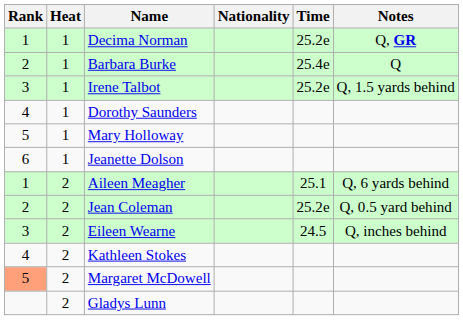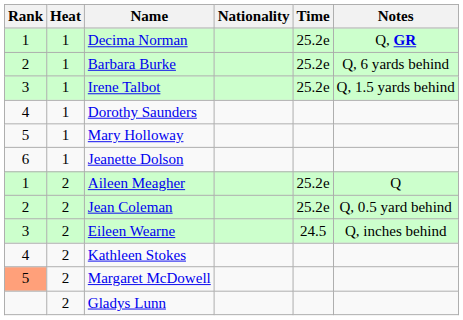(313, 64) 25.4e -> (313, 64) 25.2e
(396, 64) Q -> (396, 64) Q, 6 yards behind
(313, 183) 25.1 -> (313, 183) 25.2e
(396, 183) Q, 6 yards behind -> (396, 183) Q
